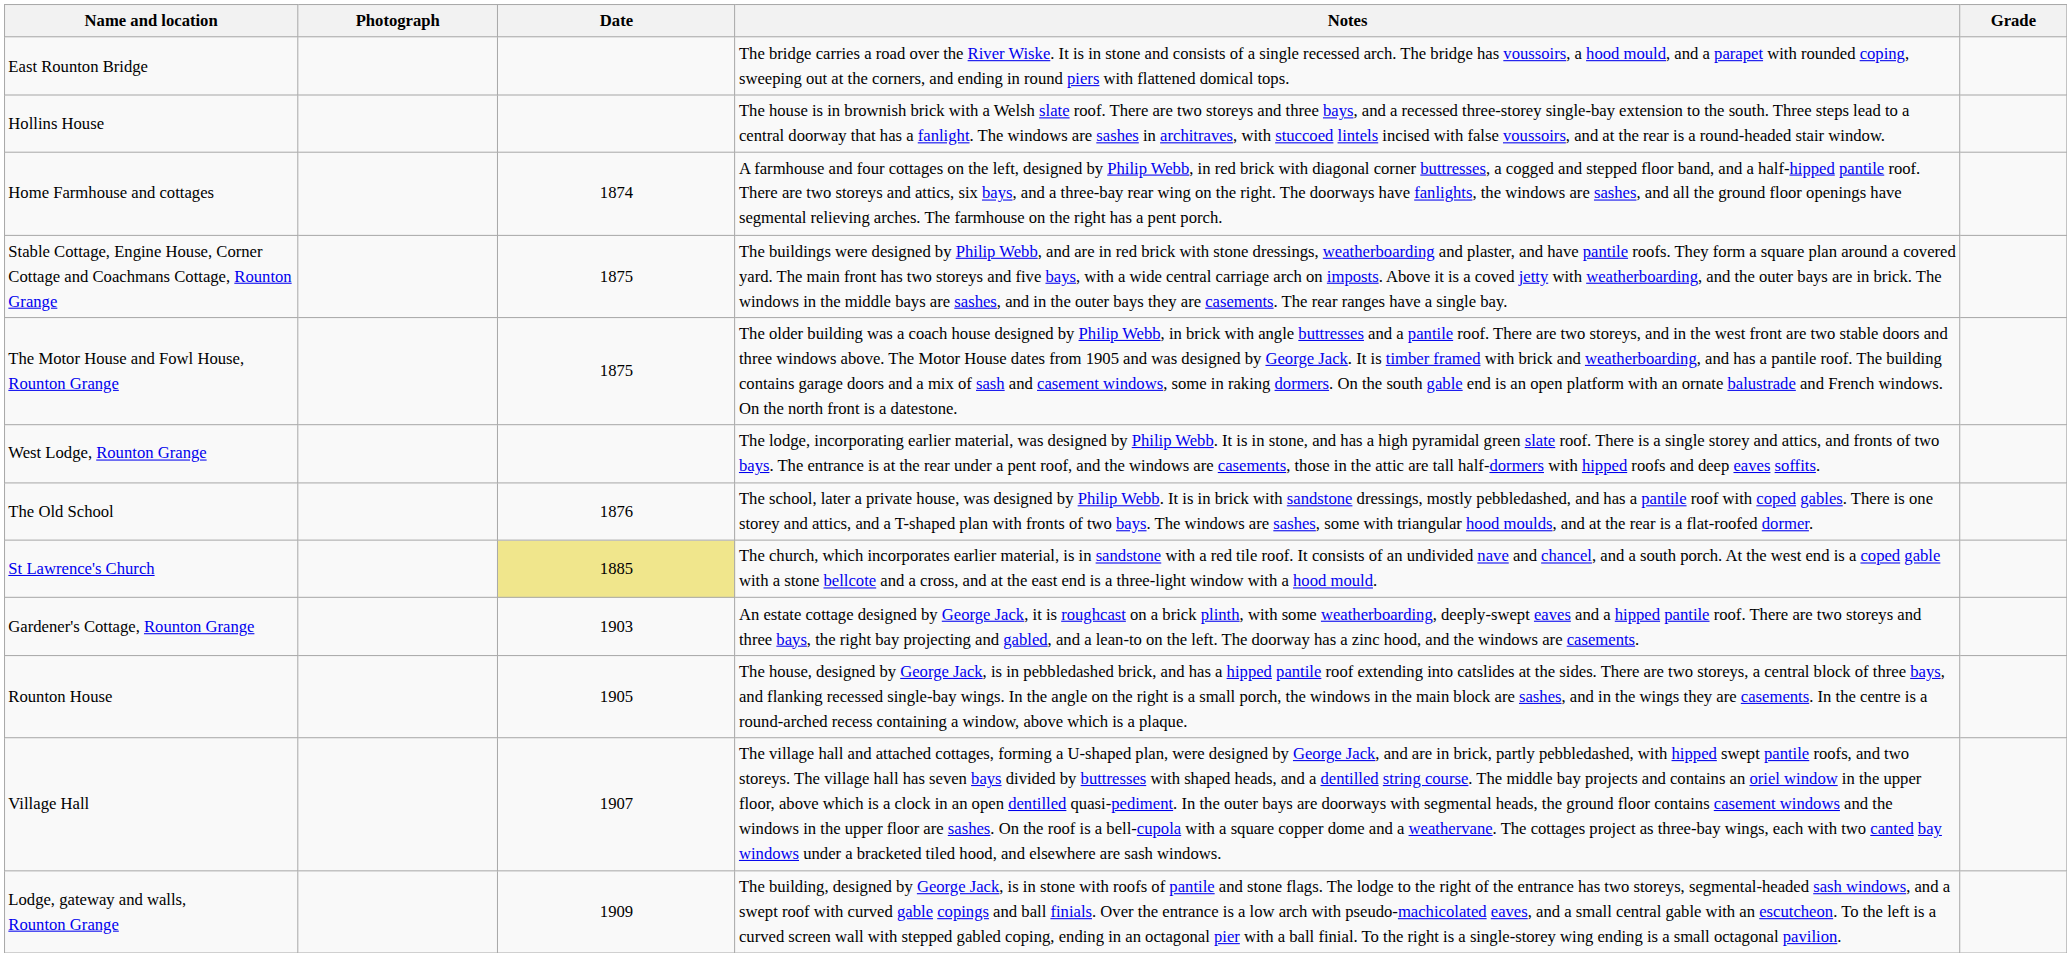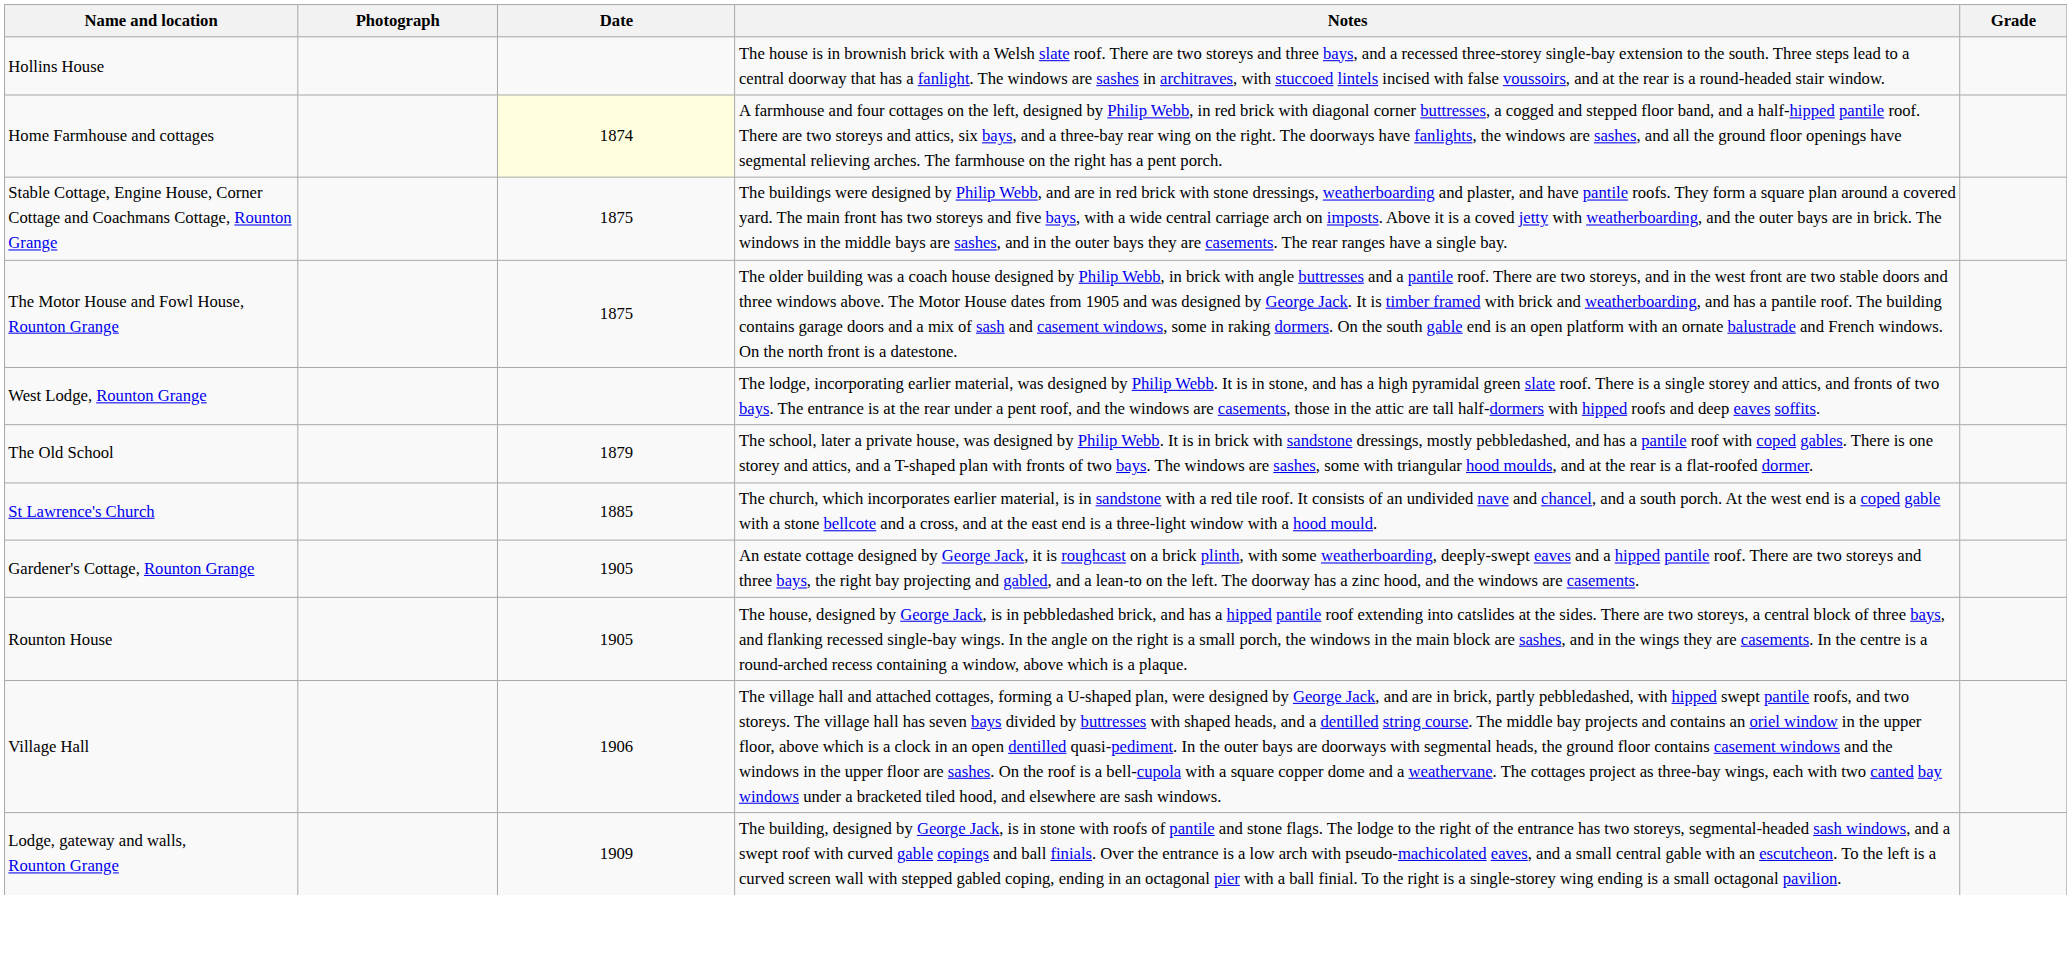- row: (78, 65)
(616, 193) no background -> (616, 135) lightyellow background
(616, 511) 1876 -> (616, 453) 1879
(616, 568) khaki background -> (616, 511) no background
(616, 626) 1903 -> (616, 568) 1905
(616, 804) 1907 -> (616, 746) 1906
